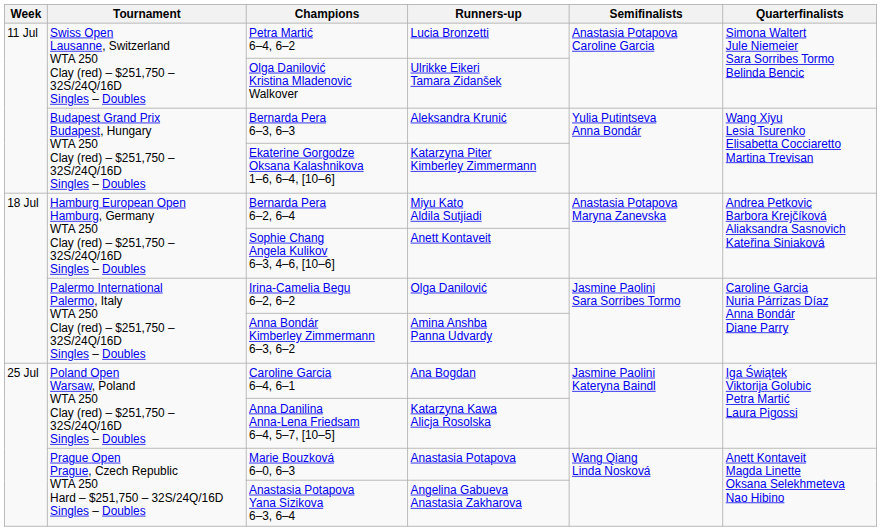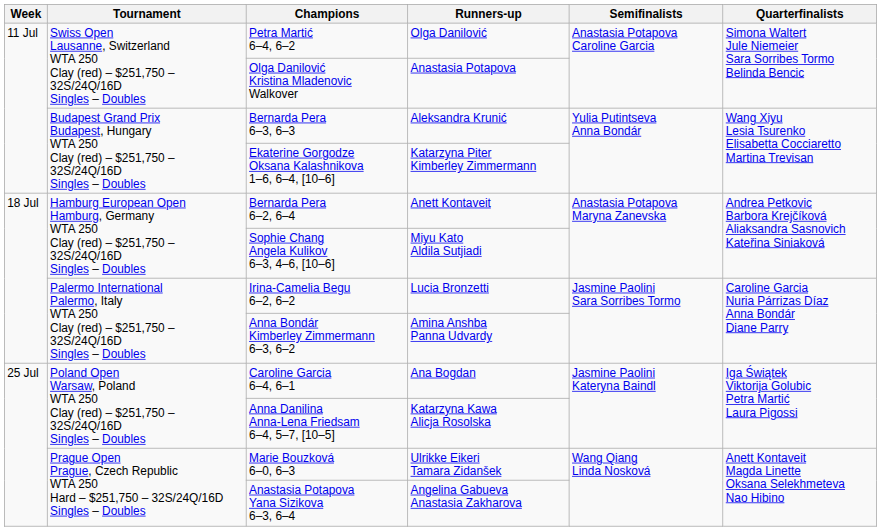(450, 33) Lucia Bronzetti -> (449, 33) Olga Danilović
(456, 75) Ulrikke Eikeri Tamara Zidanšek -> (463, 68) Anastasia Potapova
(446, 209) Miyu Kato Aldila Sutjiadi -> (451, 203) Anett Kontaveit
(451, 238) Anett Kontaveit -> (446, 245) Miyu Kato Aldila Sutjiadi
(449, 288) Olga Danilović -> (450, 288) Lucia Bronzetti
(463, 458) Anastasia Potapova -> (456, 465) Ulrikke Eikeri Tamara Zidanšek
